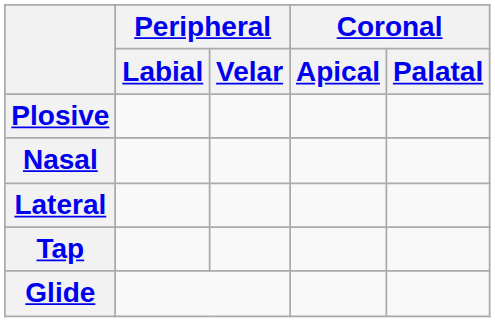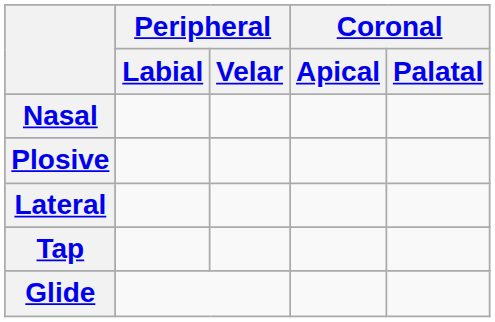rows swapped: (60, 115) <-> (60, 159)
